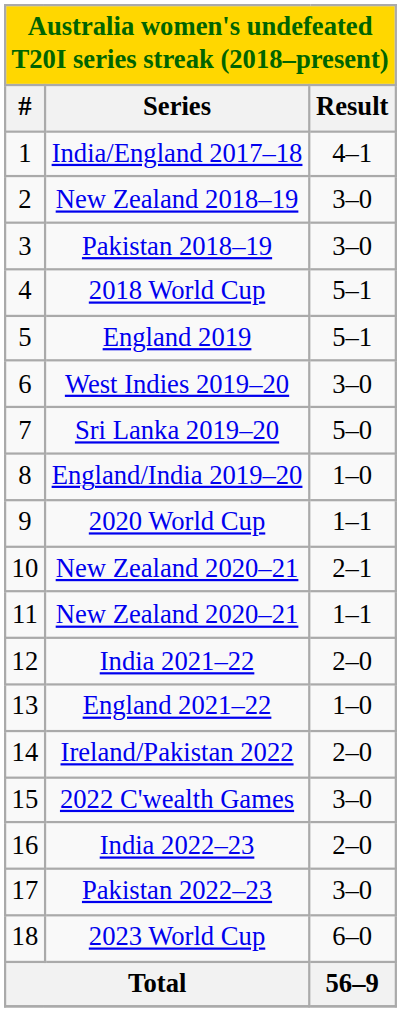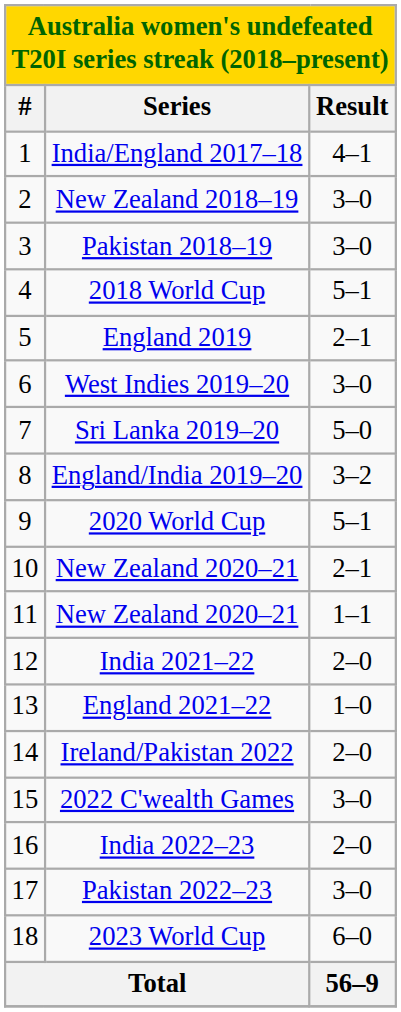(352, 337) 5–1 -> (352, 337) 2–1
(352, 476) 1–0 -> (352, 476) 3–2
(352, 522) 1–1 -> (352, 522) 5–1
